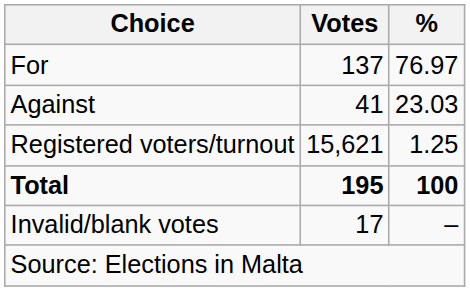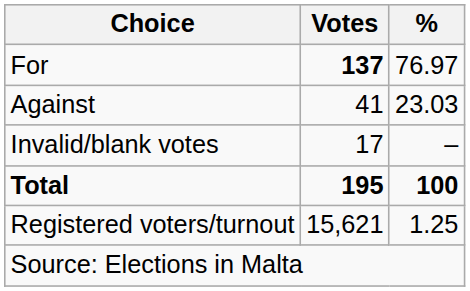(362, 64) normal -> (362, 64) bold
rows swapped: (115, 225) <-> (153, 144)
